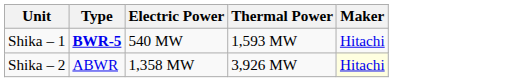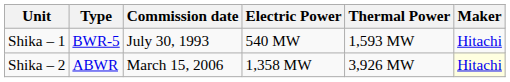+ column: (183, 16)
(97, 40) bold -> (96, 40) normal
